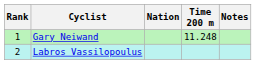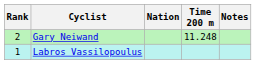(17, 37) 1 -> (17, 37) 2
(17, 52) 2 -> (17, 52) 1
